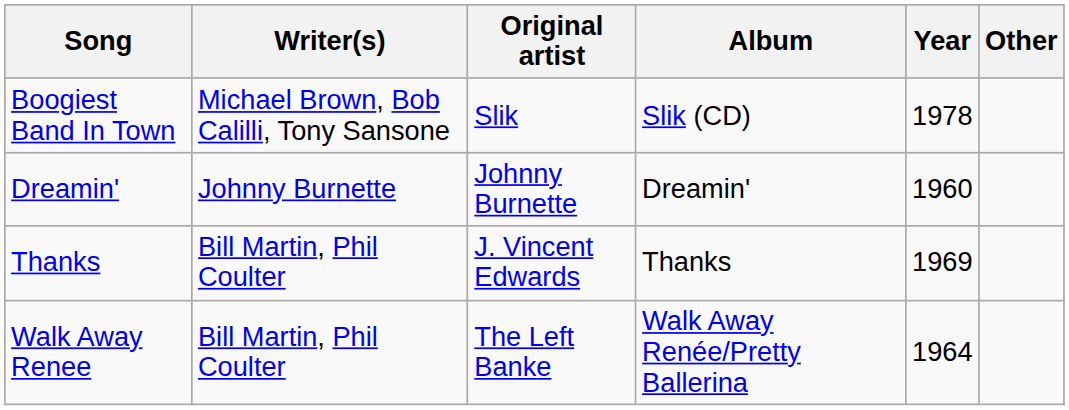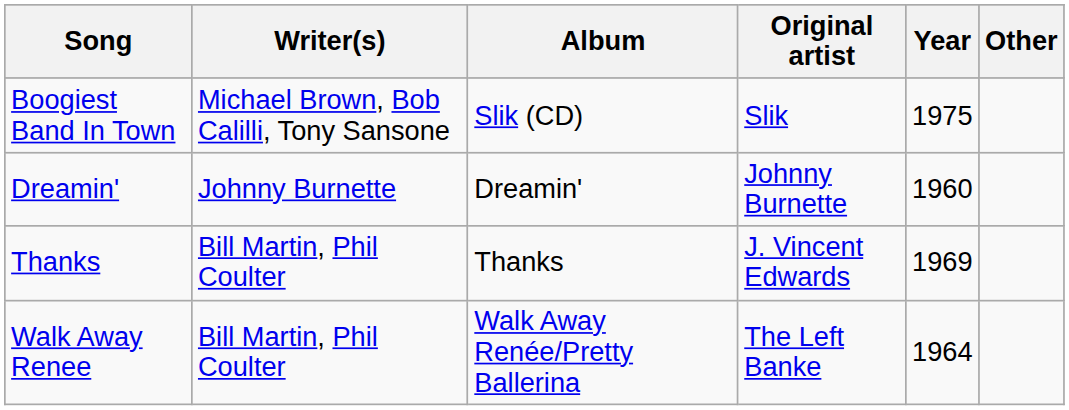columns swapped: (552, 41) <-> (771, 41)
(942, 115) 1978 -> (942, 115) 1975
